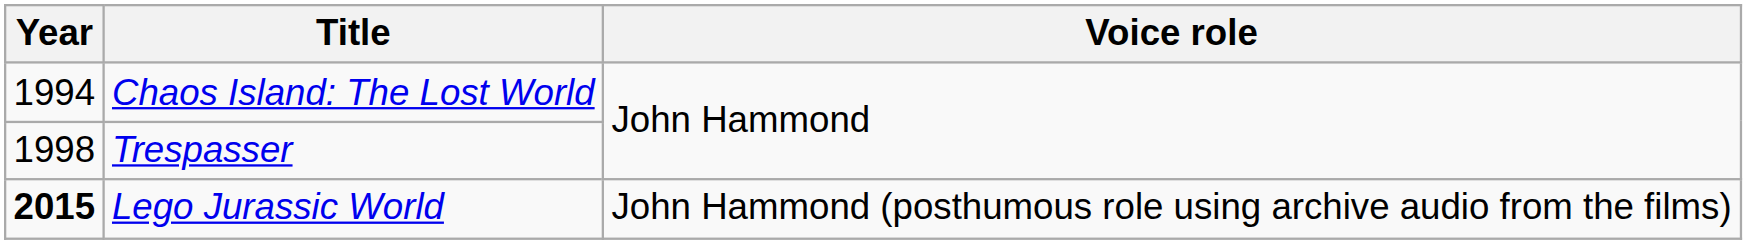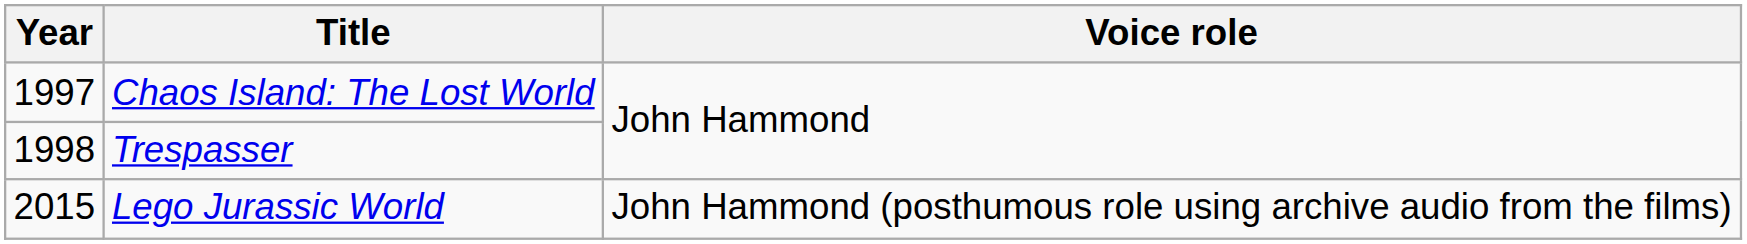(54, 91) 1994 -> (54, 91) 1997
(54, 207) bold -> (54, 207) normal
